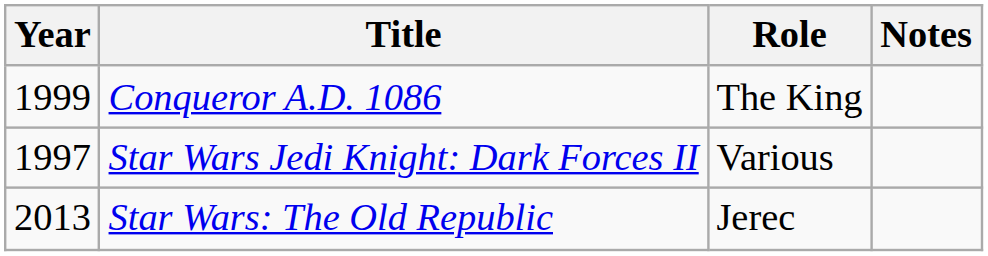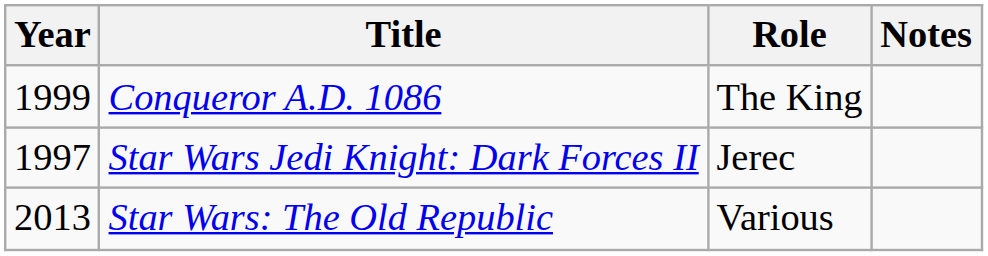(775, 156) Various -> (756, 156) Jerec
(756, 217) Jerec -> (775, 217) Various
